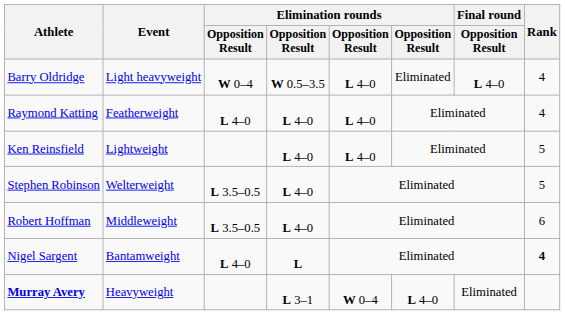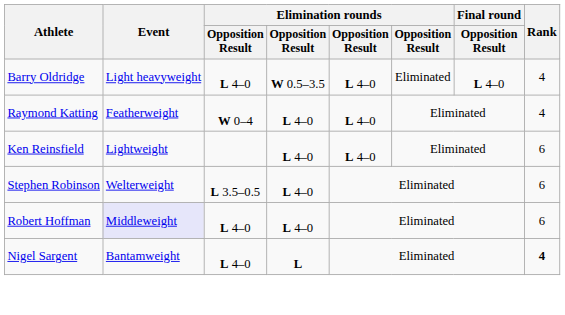(235, 85) W 0–4 -> (235, 85) L 4–0
(235, 120) L 4–0 -> (235, 120) W 0–4
(542, 149) 5 -> (542, 149) 6
(542, 185) 5 -> (542, 185) 6
(141, 221) no background -> (141, 221) lavender background
(235, 228) L 3.5–0.5 -> (235, 228) L 4–0
- row: (46, 292)
